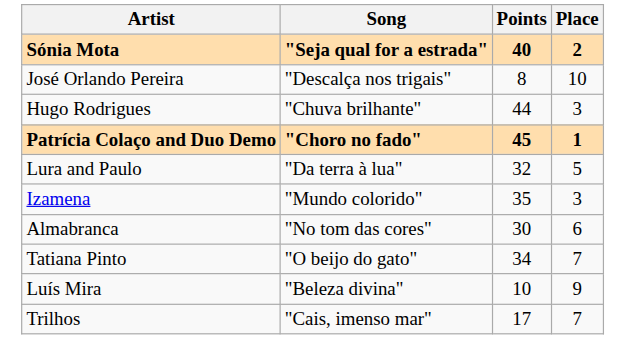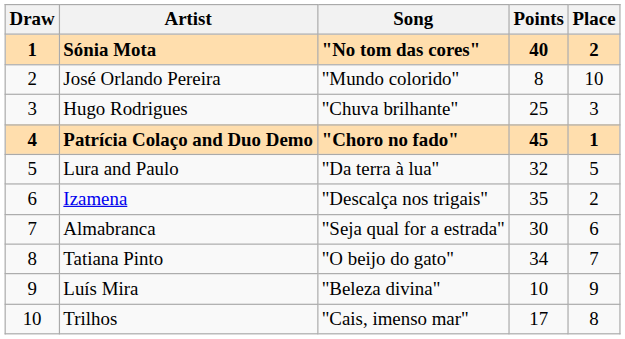+ column: (32, 19)
(386, 49) "Seja qual for a estrada" -> (401, 49) "No tom das cores"
(368, 79) "Descalça nos trigais" -> (390, 79) "Mundo colorido"
(522, 109) 44 -> (539, 109) 25
(354, 199) "Mundo colorido" -> (405, 199) "Descalça nos trigais"
(577, 199) 3 -> (594, 199) 2
(358, 229) "No tom das cores" -> (413, 229) "Seja qual for a estrada"
(577, 318) 7 -> (594, 318) 8
